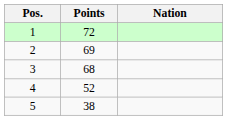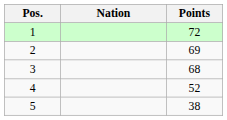columns swapped: (170, 13) <-> (89, 13)
